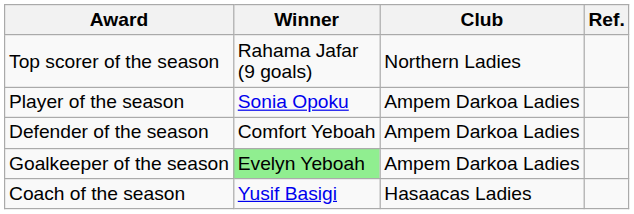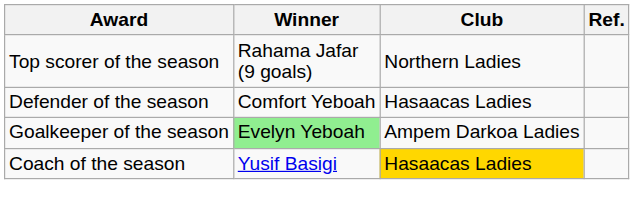- row: (97, 102)
(482, 132) Ampem Darkoa Ladies -> (458, 102) Hasaacas Ladies
(458, 193) no background -> (458, 163) gold background
